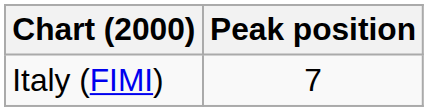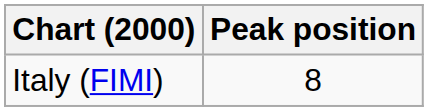(313, 79) 7 -> (313, 79) 8
